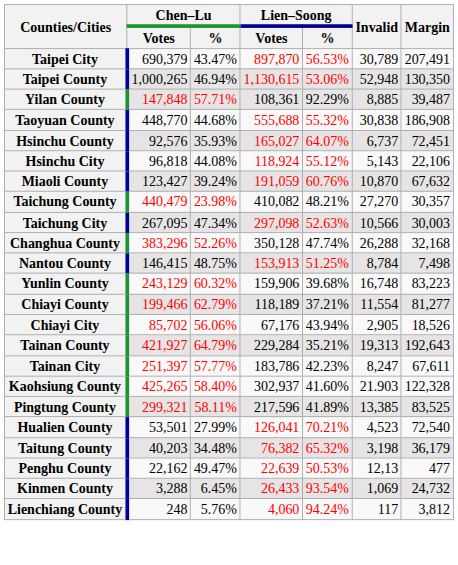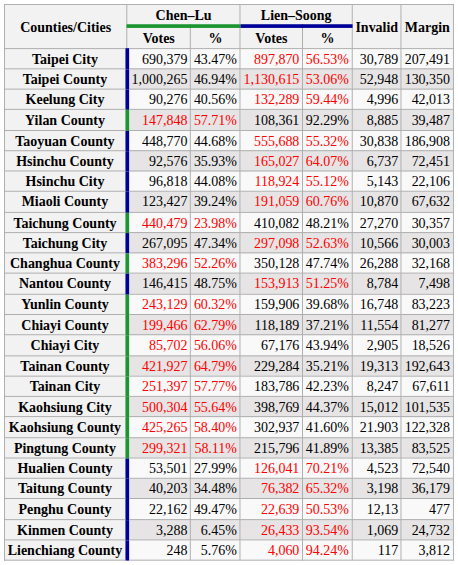+ row: (65, 99)
+ row: (65, 407)
(277, 407) 217,596 -> (277, 448) 215,796
